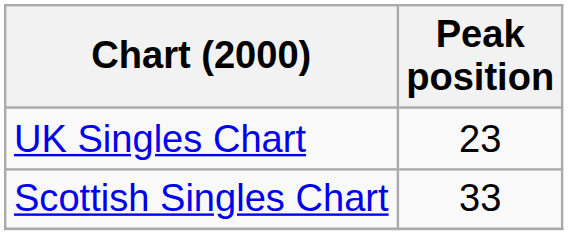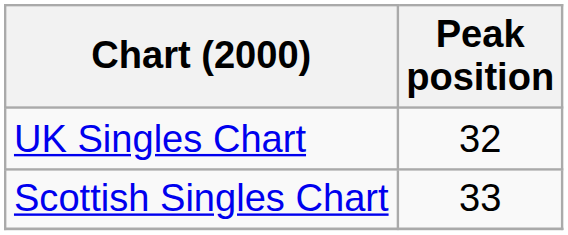(480, 137) 23 -> (480, 137) 32
